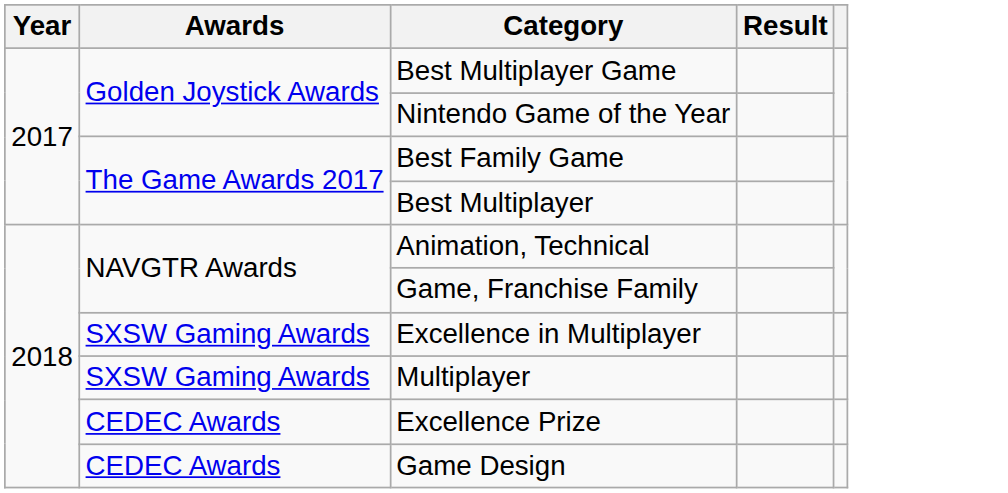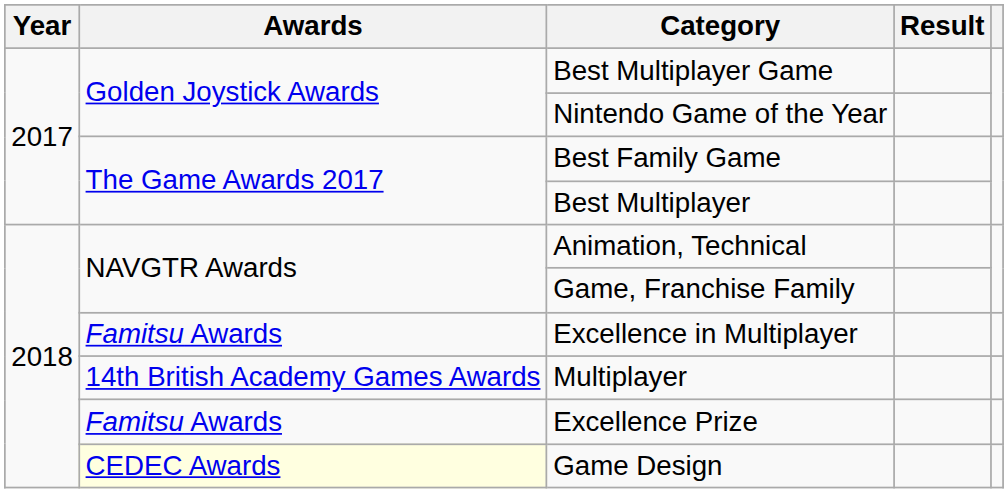(228, 333) SXSW Gaming Awards -> (184, 333) Famitsu Awards
(228, 377) SXSW Gaming Awards -> (313, 377) 14th British Academy Games Awards
(183, 421) CEDEC Awards -> (184, 421) Famitsu Awards
(183, 465) no background -> (183, 465) lightyellow background
